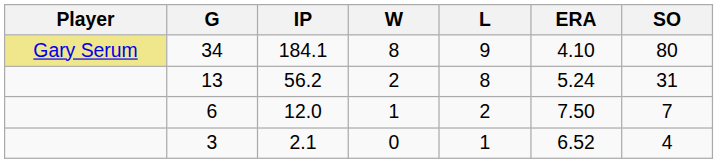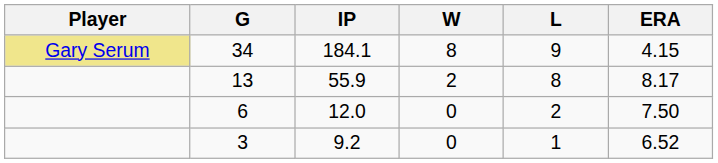- column: (667, 19)
(576, 50) 4.10 -> (660, 50) 4.15
(303, 81) 56.2 -> (347, 81) 55.9
(576, 81) 5.24 -> (660, 81) 8.17
(394, 111) 1 -> (451, 111) 0
(303, 142) 2.1 -> (347, 142) 9.2
